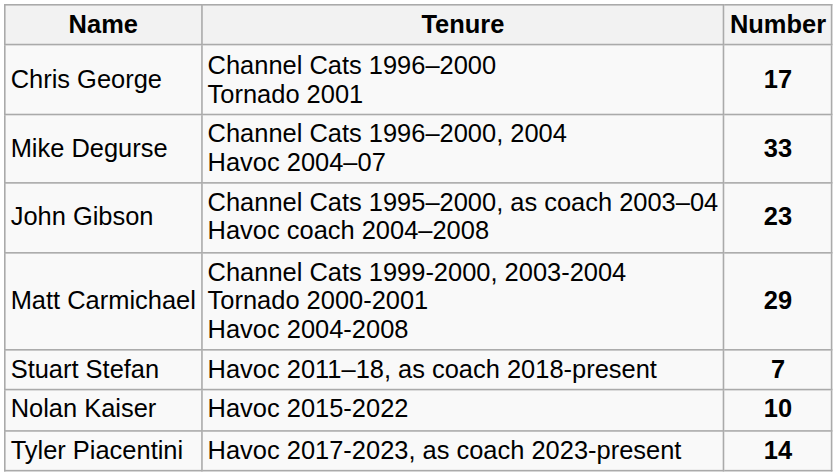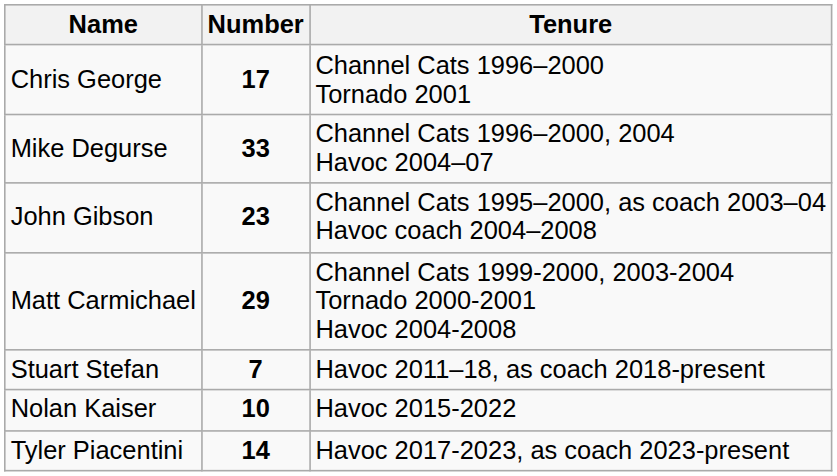columns swapped: (778, 24) <-> (463, 24)
